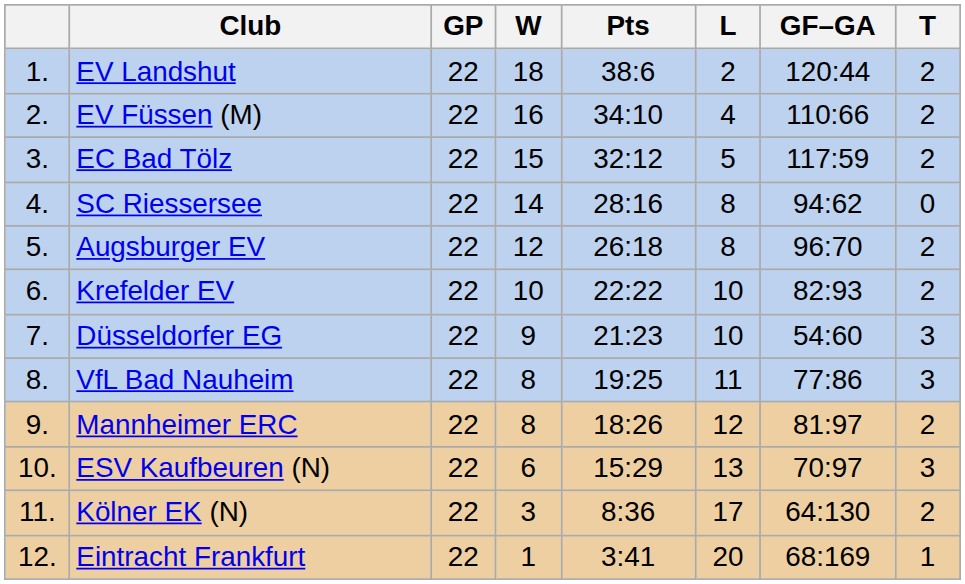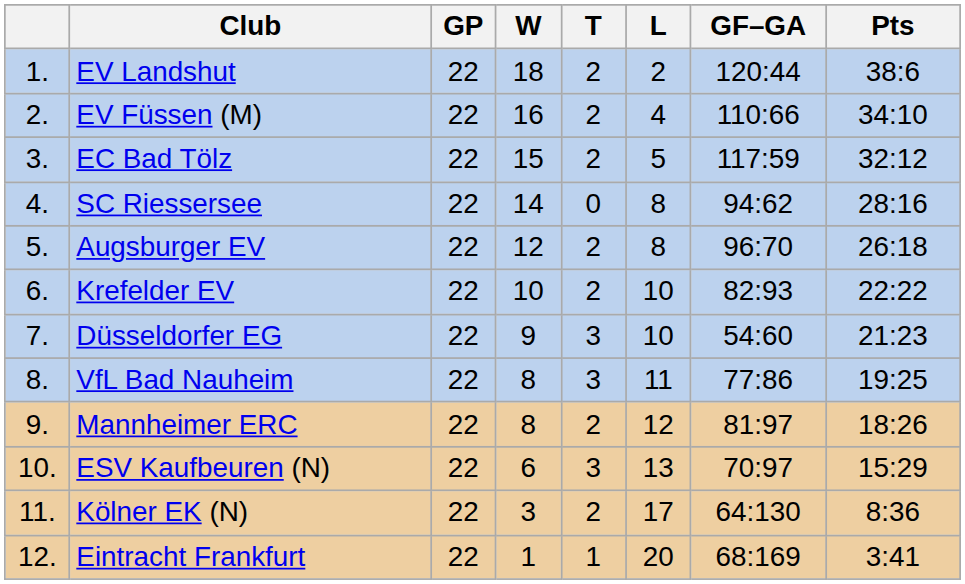columns swapped: (928, 26) <-> (628, 26)
